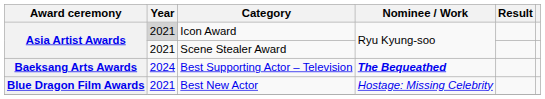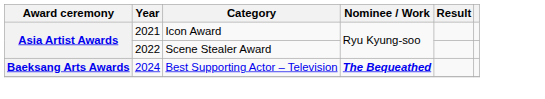(162, 31) lightgrey background -> (148, 31) no background
(162, 49) 2021 -> (148, 49) 2022
- row: (219, 85)
